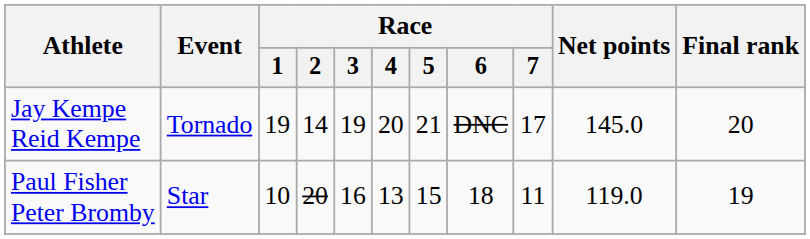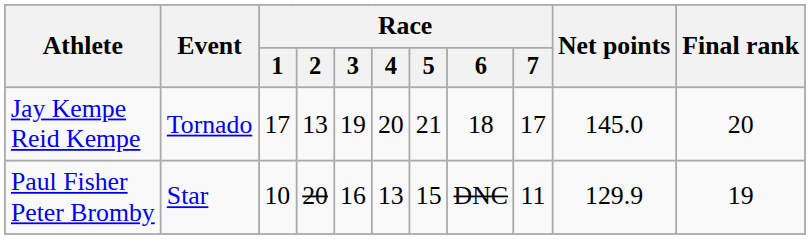(277, 124) 19 -> (277, 124) 17
(315, 124) 14 -> (315, 124) 13
(481, 124) DNC -> (481, 124) 18
(481, 197) 18 -> (481, 197) DNC
(614, 197) 119.0 -> (614, 197) 129.9
